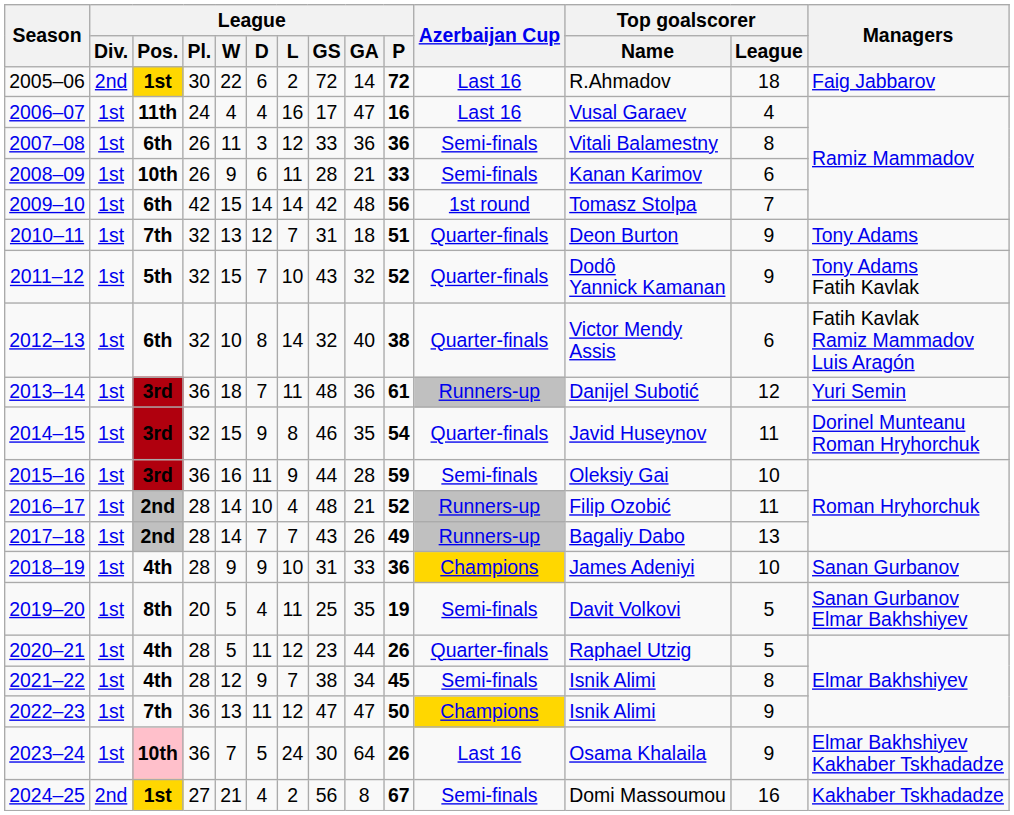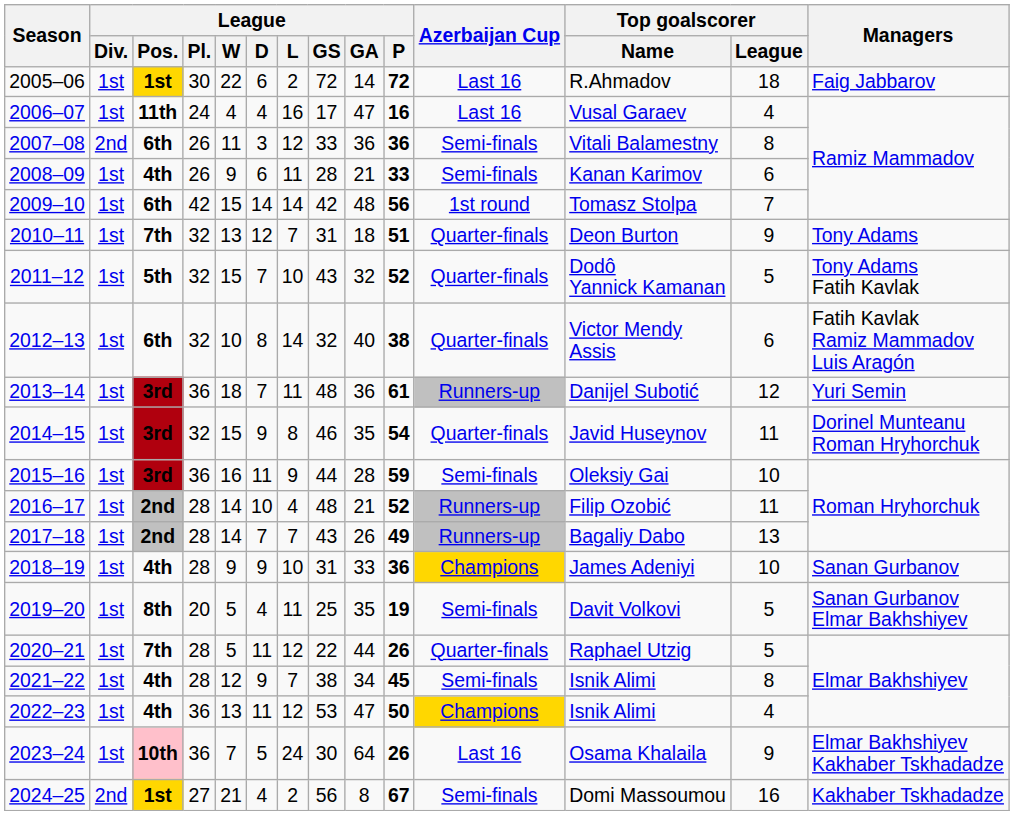(111, 82) 2nd -> (111, 82) 1st
(111, 143) 1st -> (111, 143) 2nd
(158, 174) 10th -> (158, 174) 4th
(769, 277) 9 -> (769, 277) 5
(158, 651) 4th -> (158, 651) 7th
(327, 651) 23 -> (327, 651) 22
(158, 712) 7th -> (158, 712) 4th
(327, 712) 47 -> (327, 712) 53
(769, 712) 9 -> (769, 712) 4
